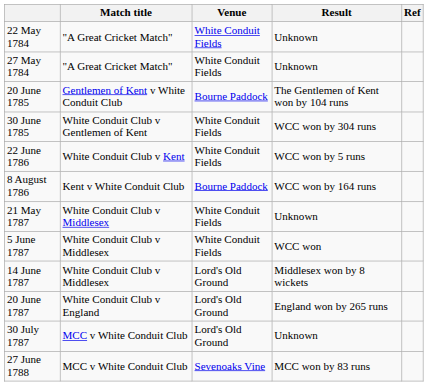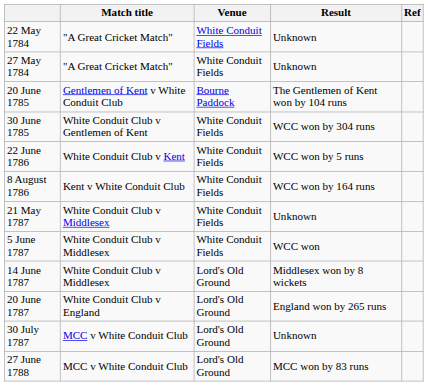(231, 186) Bourne Paddock -> (229, 186) White Conduit Fields
(230, 366) Sevenoaks Vine -> (220, 366) Lord's Old Ground
